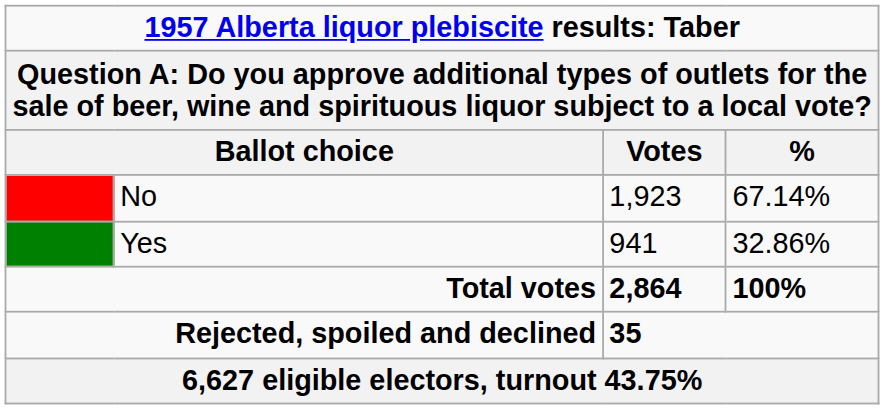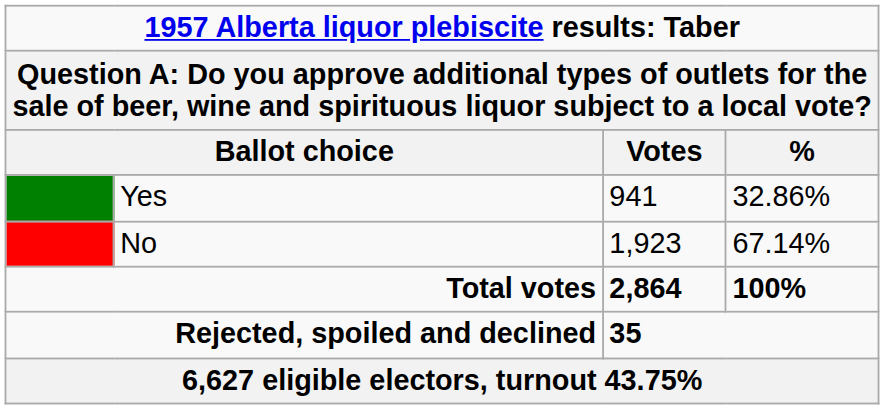rows swapped: (139, 197) <-> (144, 243)
